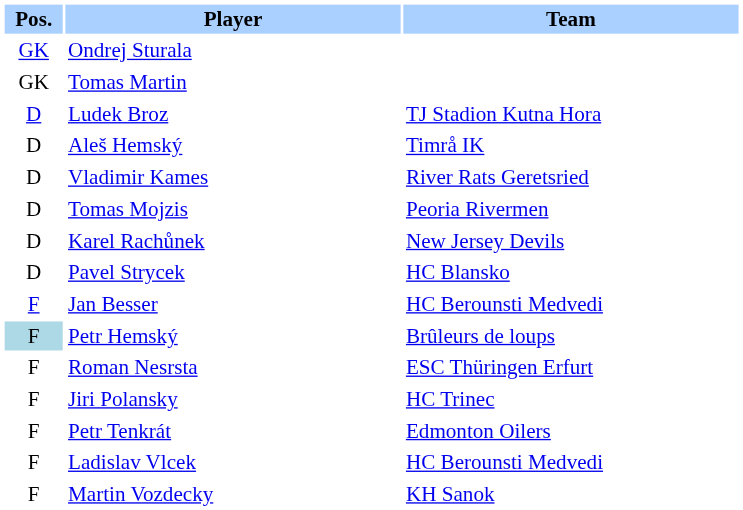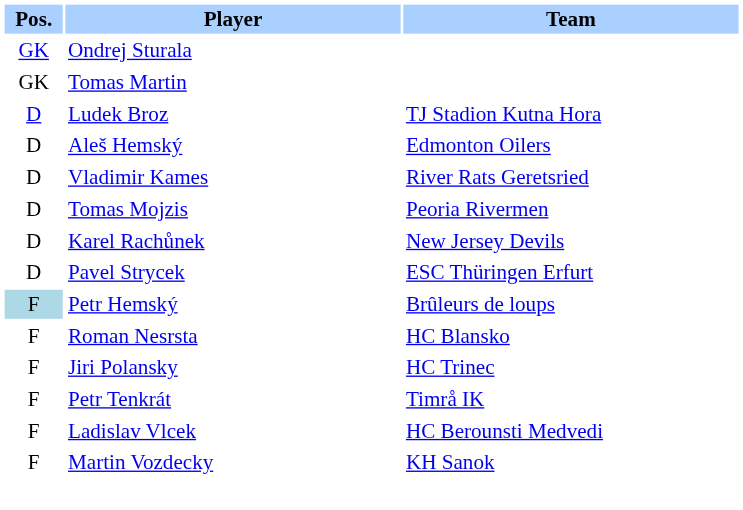(445, 145) Timrå IK -> (478, 145) Edmonton Oilers
(458, 272) HC Blansko -> (500, 272) ESC Thüringen Erfurt
- row: (113, 304)
(500, 367) ESC Thüringen Erfurt -> (458, 335) HC Blansko
(478, 430) Edmonton Oilers -> (445, 399) Timrå IK
